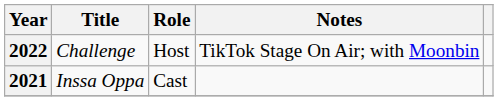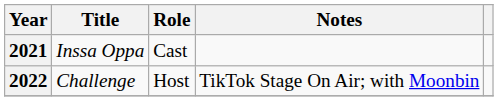rows swapped: (28, 80) <-> (28, 50)
